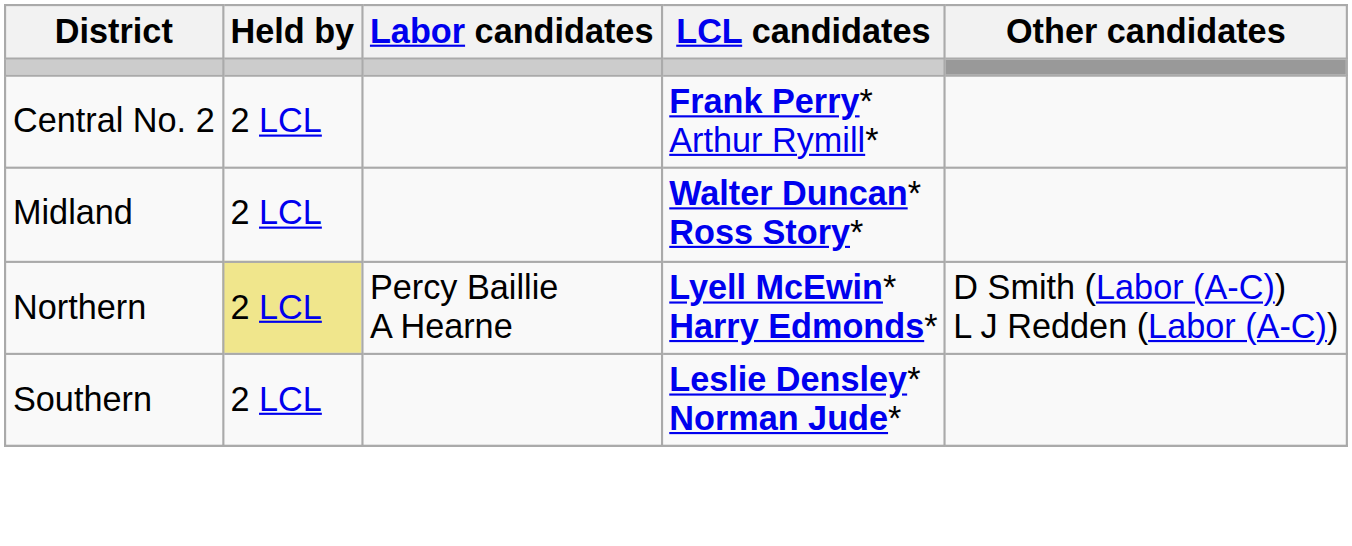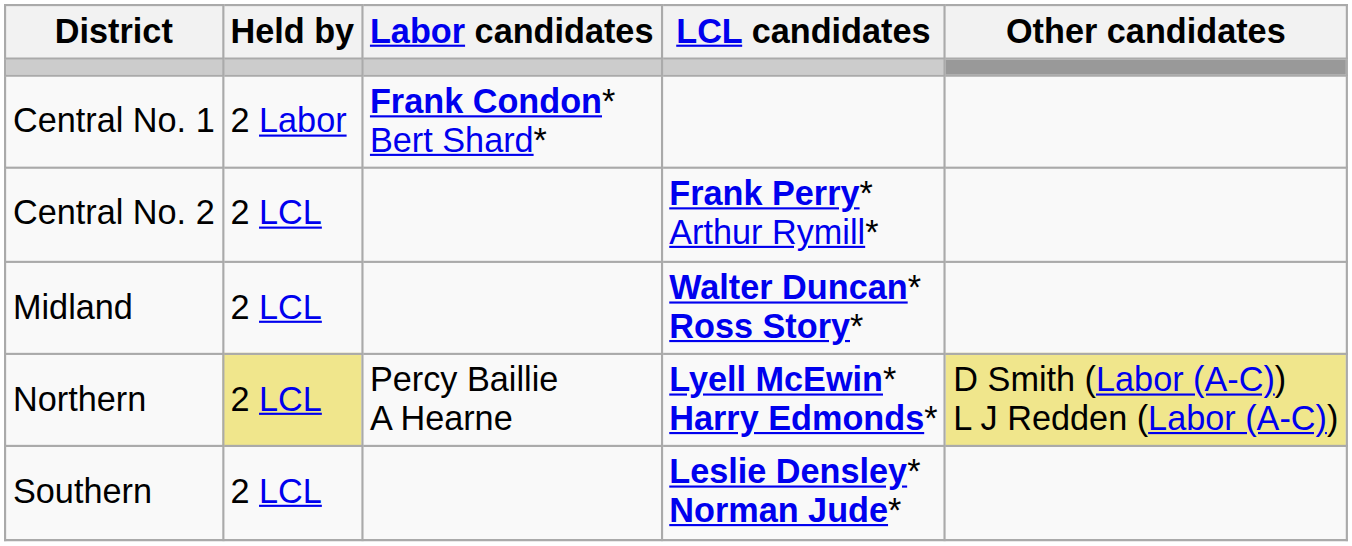+ row: (114, 120)
(1146, 306) no background -> (1146, 399) khaki background
